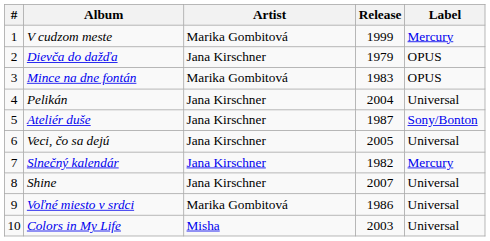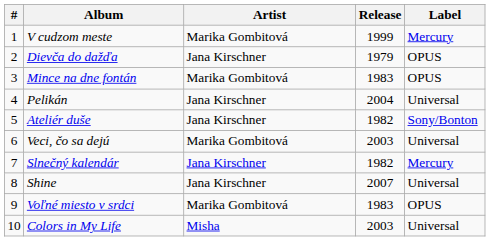(380, 120) 1987 -> (380, 120) 1982
(226, 141) Jana Kirschner -> (237, 141) Marika Gombitová
(380, 141) 2005 -> (380, 141) 2003
(380, 204) 1986 -> (380, 204) 1983
(433, 204) Universal -> (425, 204) OPUS
